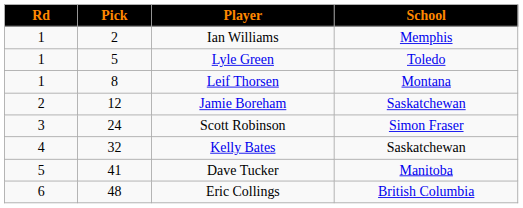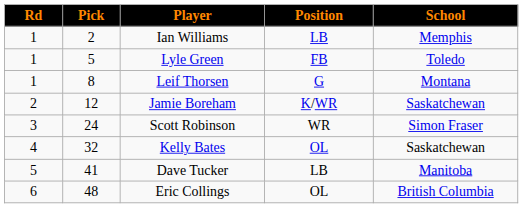+ column: (319, 15)
